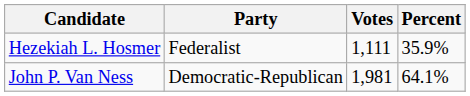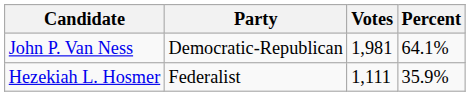rows swapped: (71, 76) <-> (84, 47)
